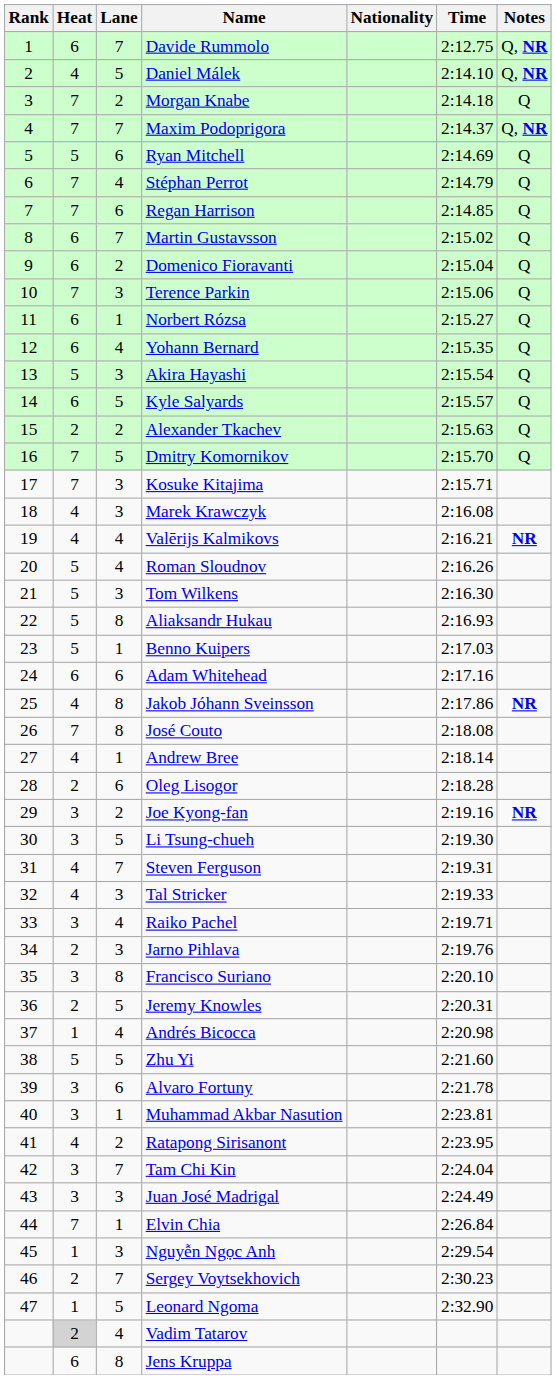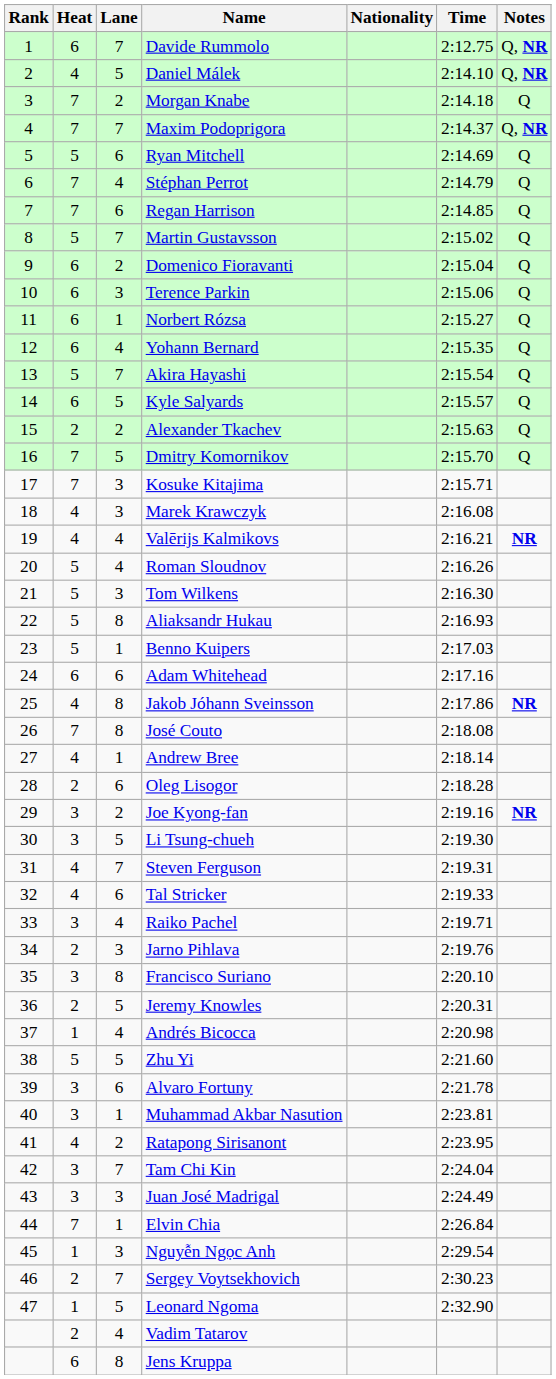(75, 237) 6 -> (75, 237) 5
(75, 292) 7 -> (75, 292) 6
(119, 374) 3 -> (119, 374) 7
(119, 895) 3 -> (119, 895) 6
(75, 1333) lightgrey background -> (75, 1333) no background
